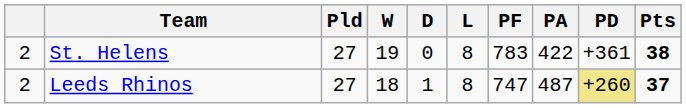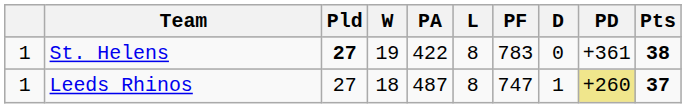columns swapped: (427, 21) <-> (555, 21)
(25, 53) 2 -> (25, 53) 1
(345, 53) normal -> (345, 53) bold
(25, 86) 2 -> (25, 86) 1
